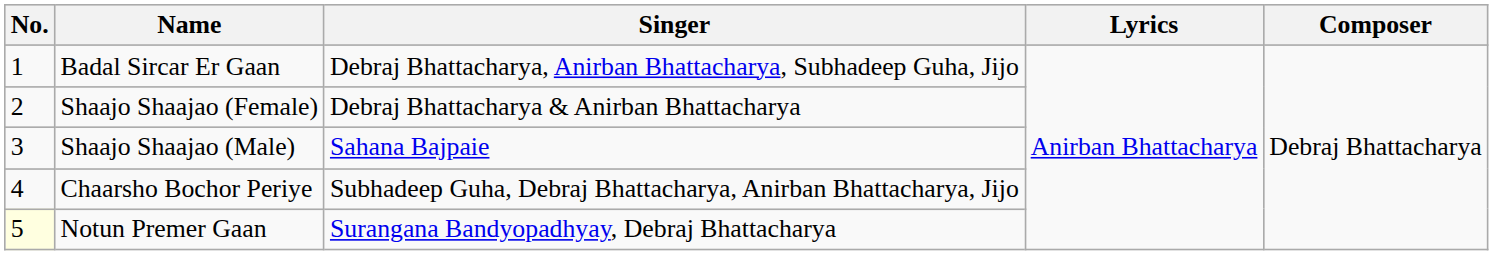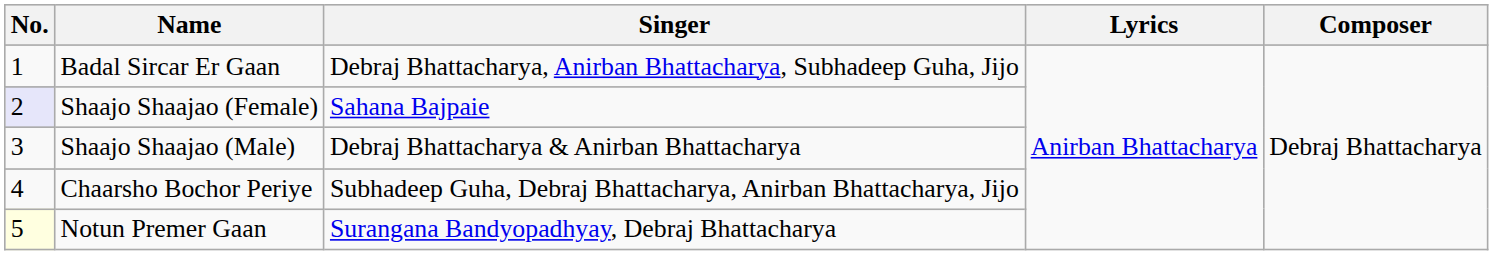(17, 106) no background -> (17, 106) lavender background
(565, 106) Debraj Bhattacharya & Anirban Bhattacharya -> (410, 106) Sahana Bajpaie
(410, 147) Sahana Bajpaie -> (565, 147) Debraj Bhattacharya & Anirban Bhattacharya
